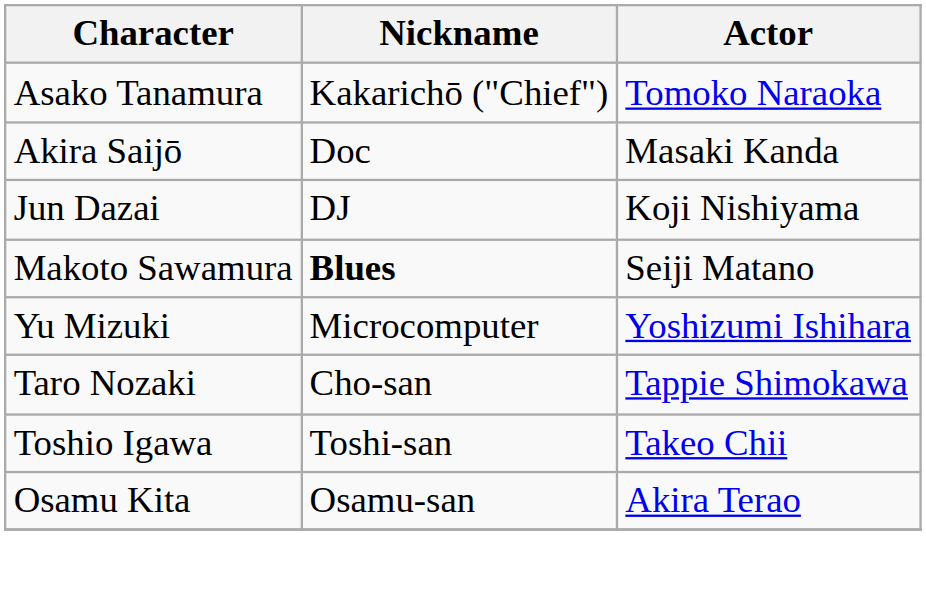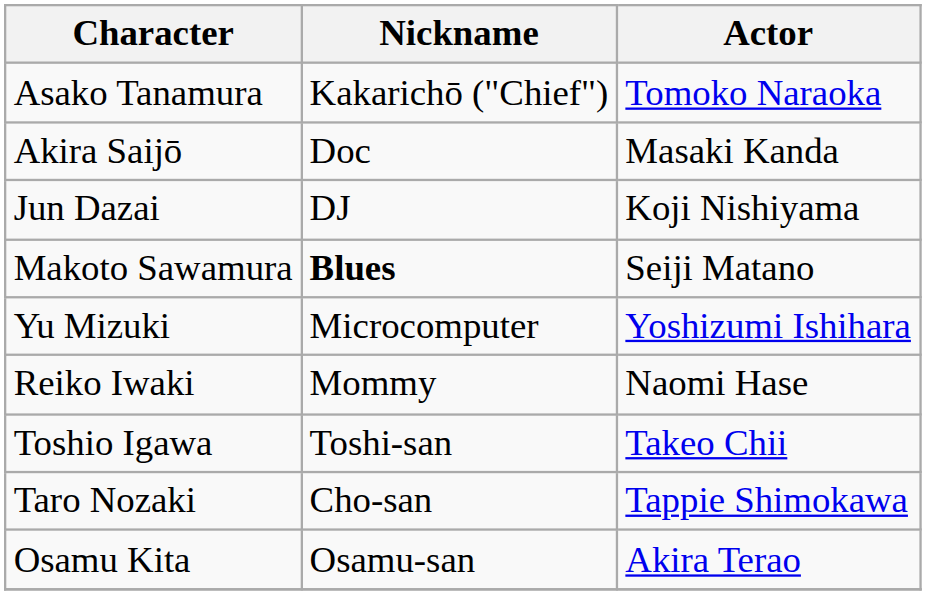+ row: (104, 383)
rows swapped: (105, 383) <-> (113, 442)
